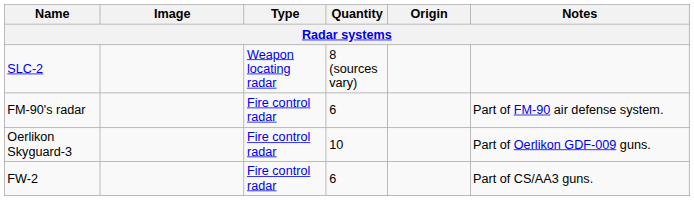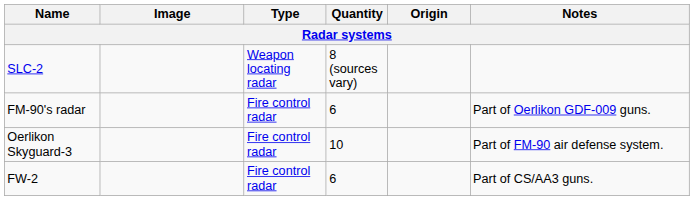(568, 110) Part of FM-90 air defense system. -> (562, 110) Part of Oerlikon GDF-009 guns.
(562, 144) Part of Oerlikon GDF-009 guns. -> (568, 144) Part of FM-90 air defense system.
